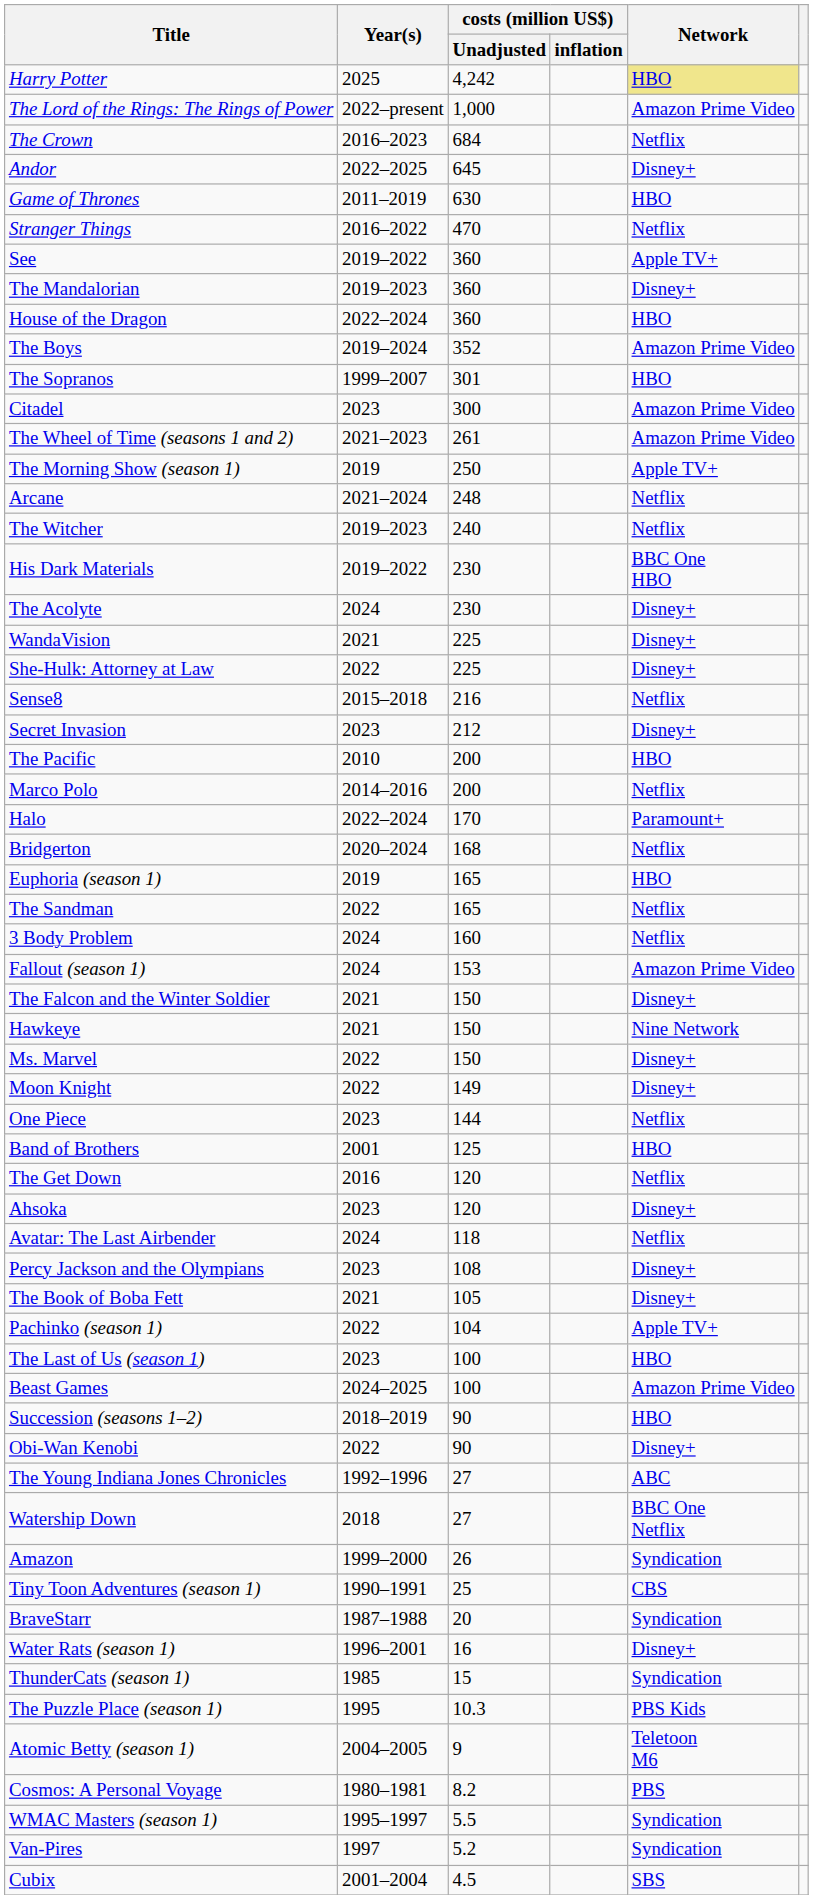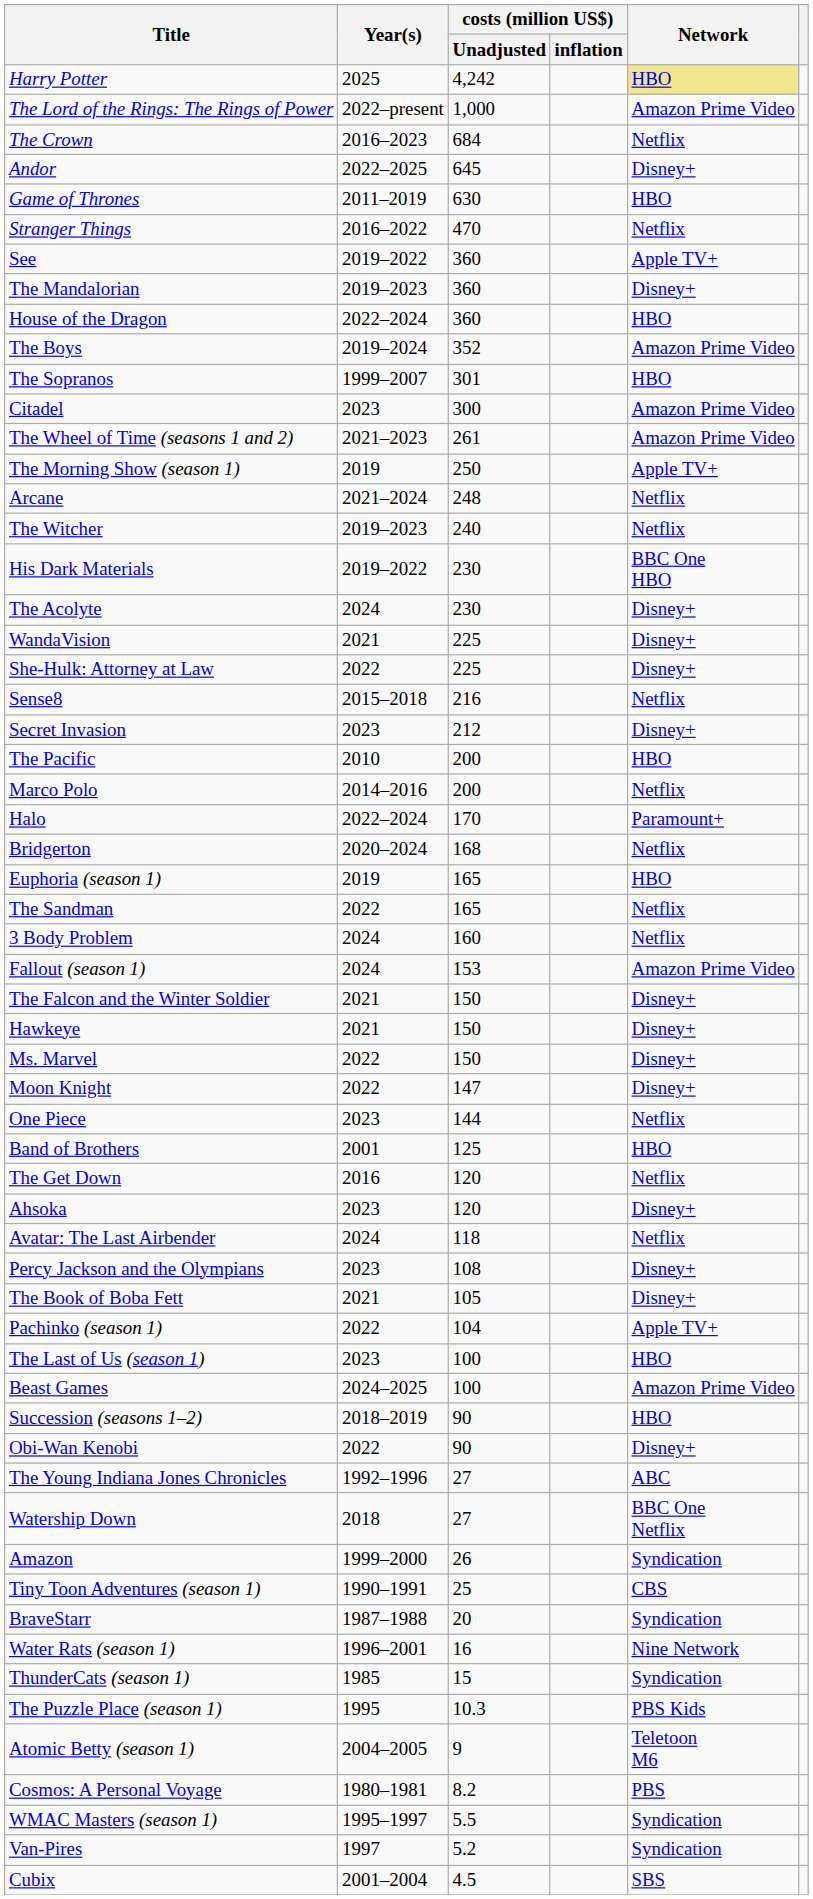(685, 1028) Nine Network -> (664, 1028) Disney+
(467, 1088) 149 -> (467, 1088) 147
(664, 1648) Disney+ -> (685, 1648) Nine Network
